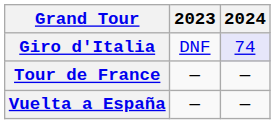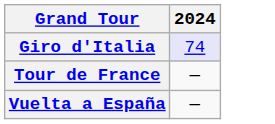- column: (195, 19)
